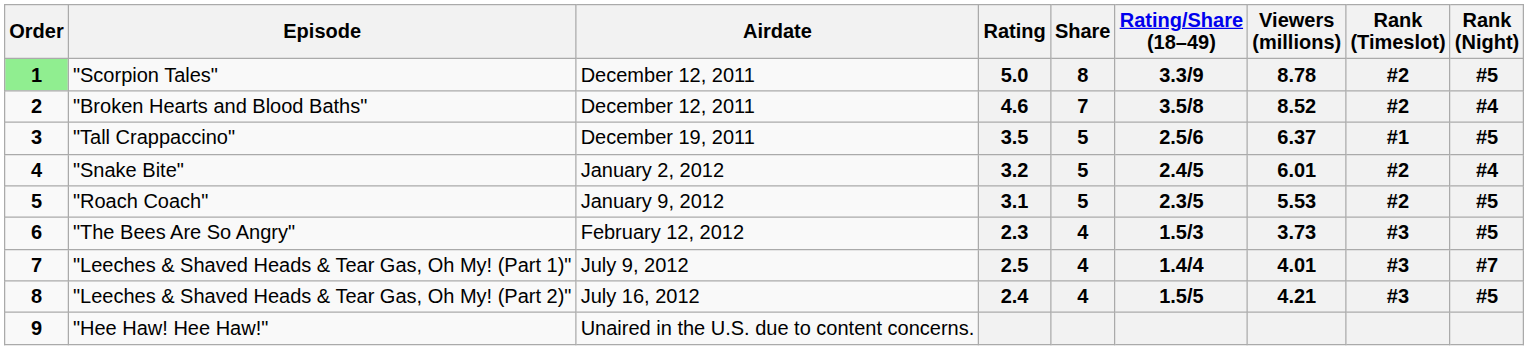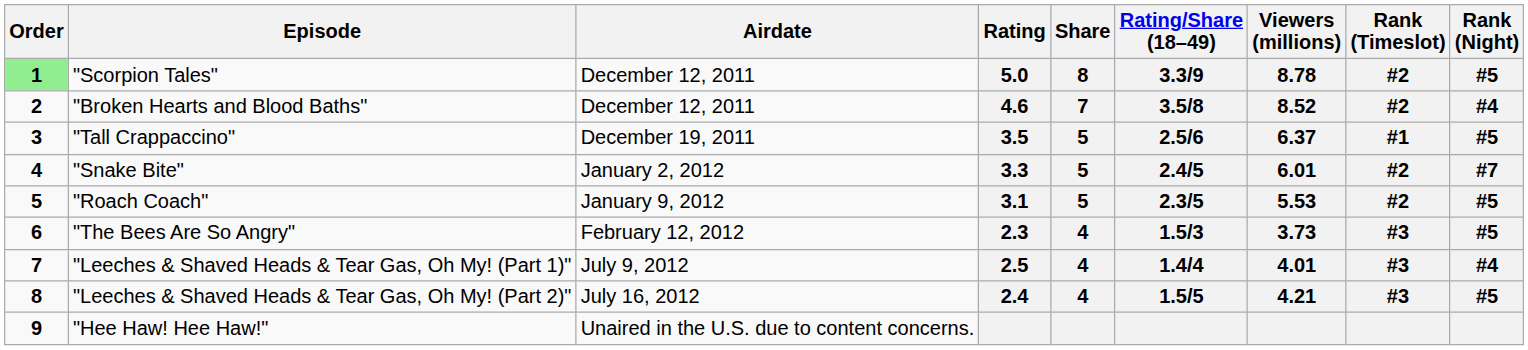(1015, 169) 3.2 -> (1015, 169) 3.3
(1487, 169) #4 -> (1487, 169) #7
(1487, 264) #7 -> (1487, 264) #4
